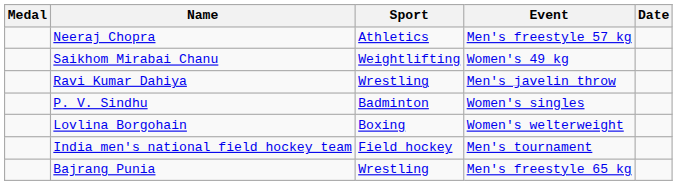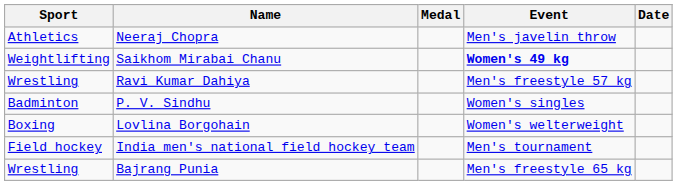columns swapped: (27, 15) <-> (409, 15)
(549, 37) Men's freestyle 57 kg -> (541, 37) Men's javelin throw
(518, 59) normal -> (518, 59) bold
(541, 81) Men's javelin throw -> (549, 81) Men's freestyle 57 kg
